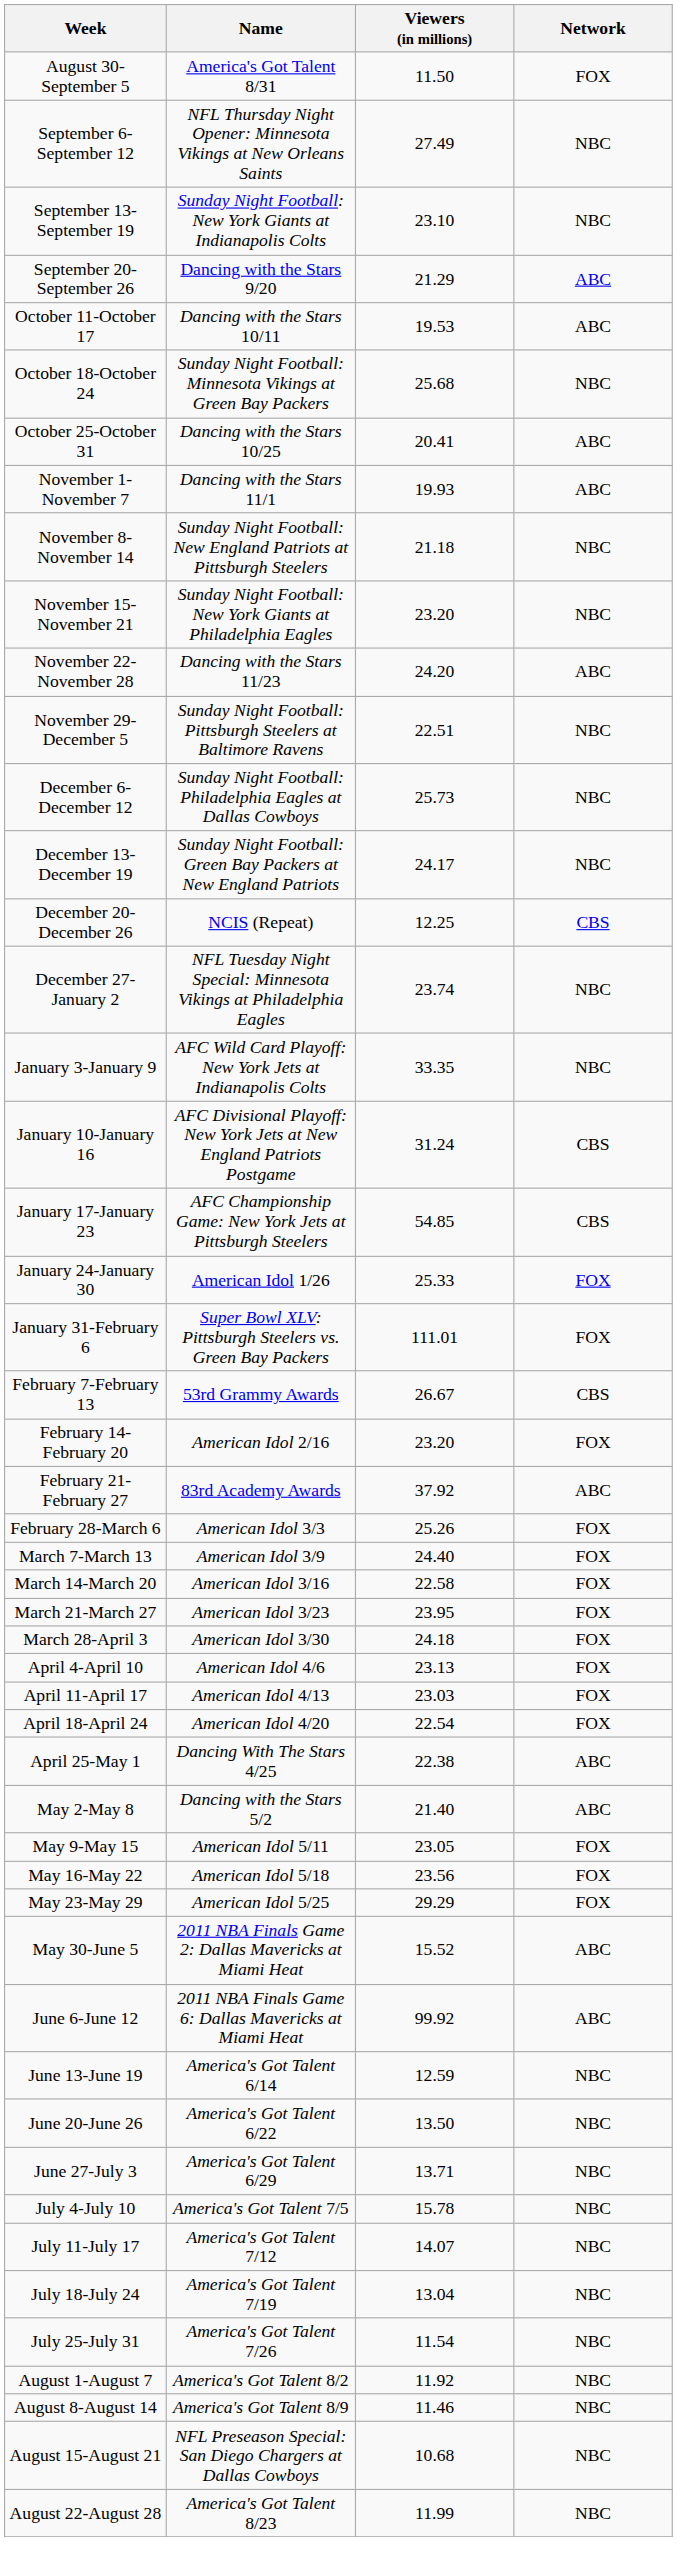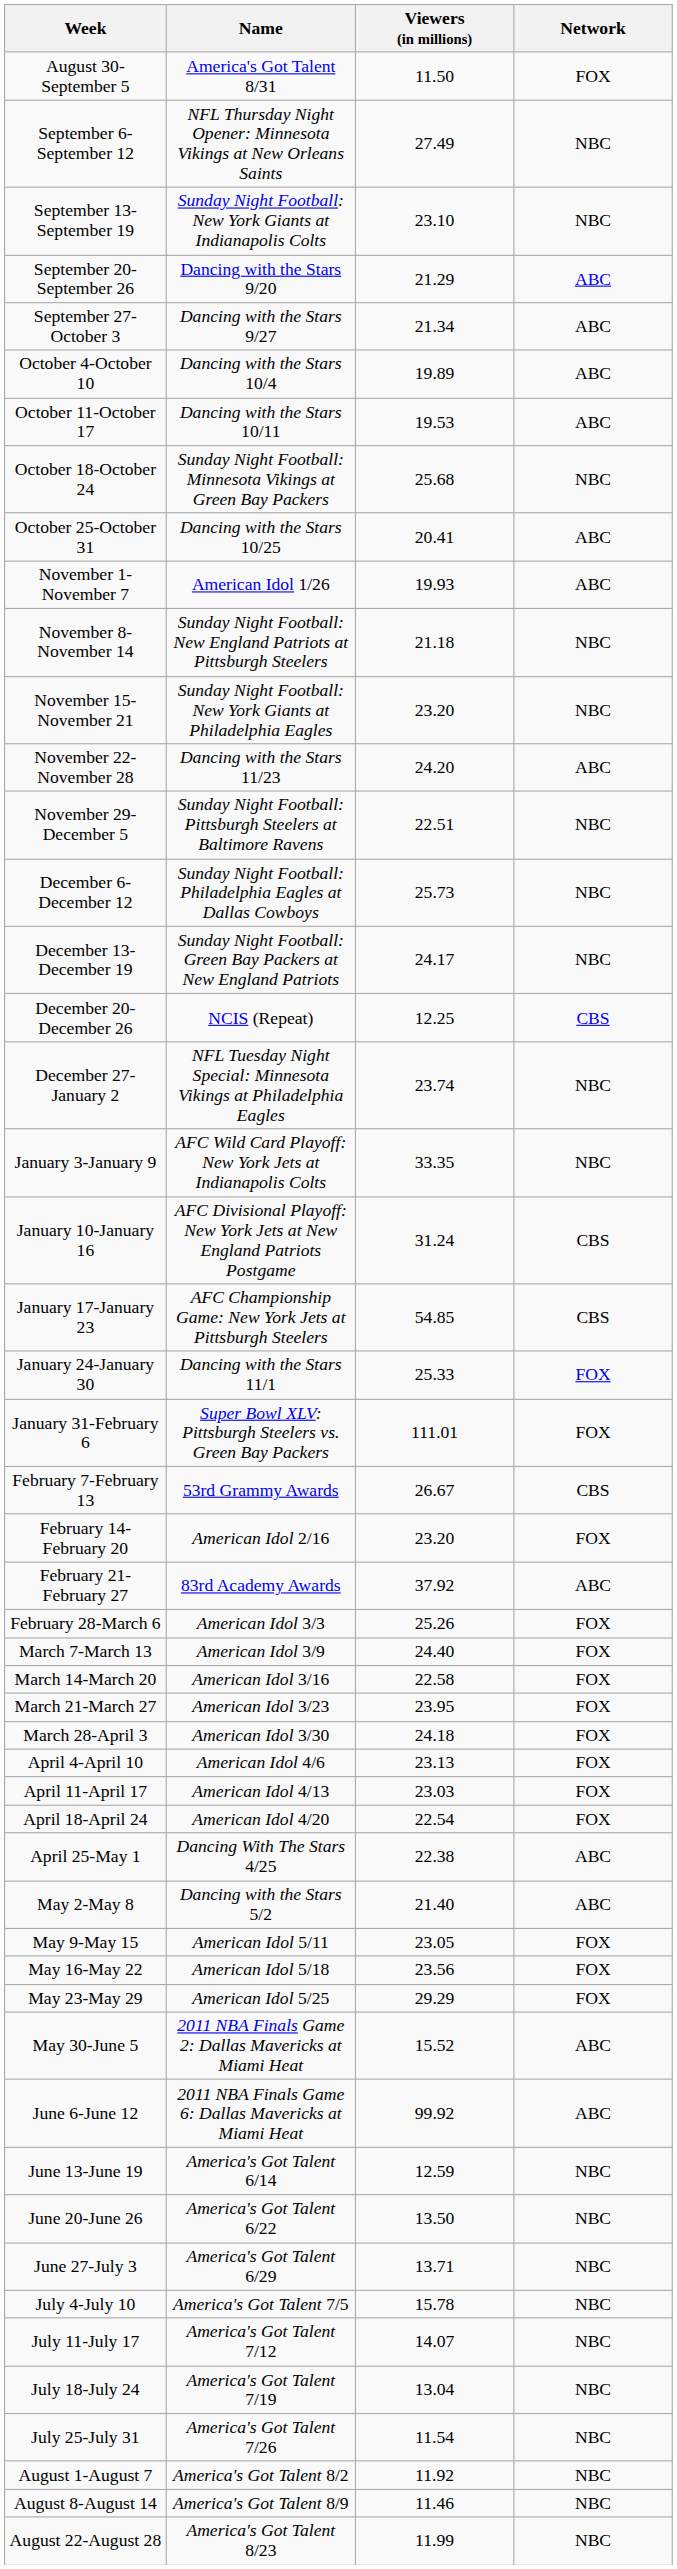+ row: (85, 326)
+ row: (85, 374)
(261, 489) Dancing with the Stars 11/1 -> (261, 584) American Idol 1/26
(261, 1279) American Idol 1/26 -> (261, 1375) Dancing with the Stars 11/1
- row: (85, 2455)
